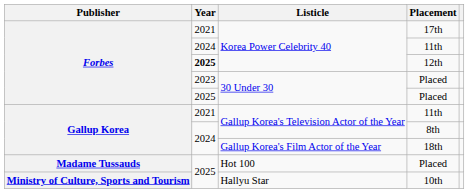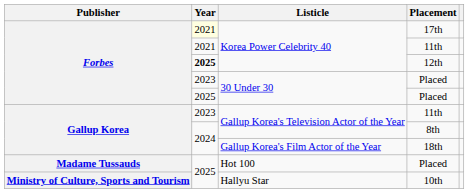(205, 29) no background -> (205, 29) lightyellow background
(205, 46) 2024 -> (205, 46) 2021
(205, 113) 2021 -> (205, 113) 2023
